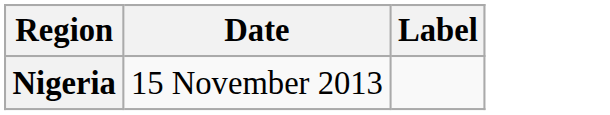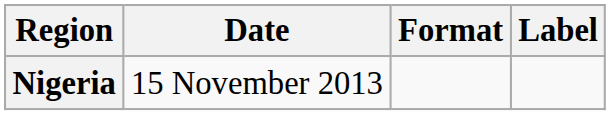+ column: (451, 30)
